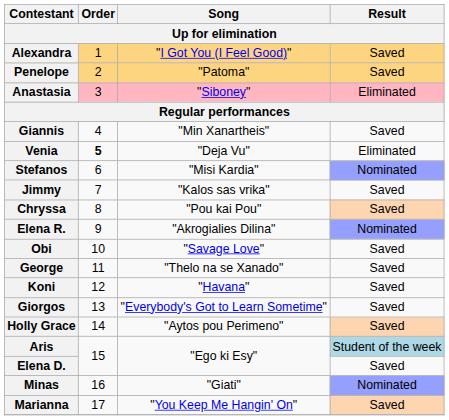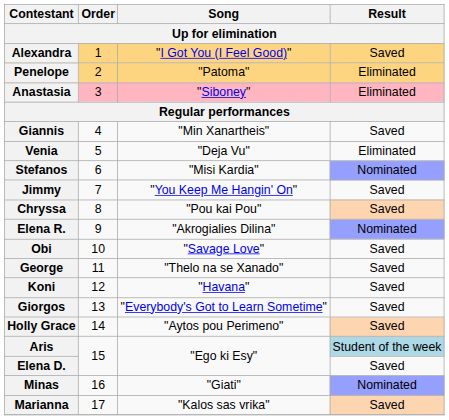(387, 72) Saved -> (387, 72) Eliminated
(98, 151) bold -> (98, 151) normal
(224, 190) "Kalos sas vrika" -> (224, 190) "You Keep Me Hangin' On"
(224, 405) "You Keep Me Hangin' On" -> (224, 405) "Kalos sas vrika"
